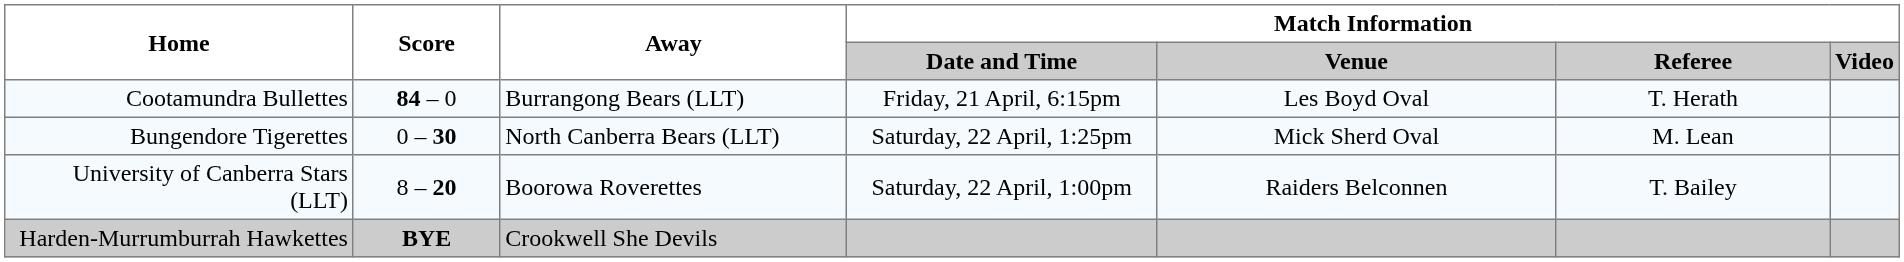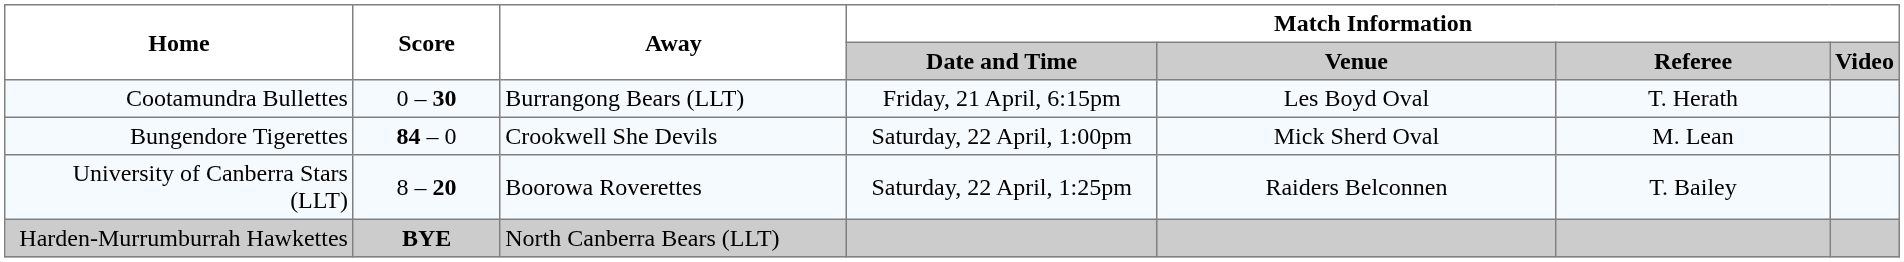(427, 98) 84 – 0 -> (427, 98) 0 – 30
(427, 135) 0 – 30 -> (427, 135) 84 – 0
(642, 135) North Canberra Bears (LLT) -> (611, 135) Crookwell She Devils
(1002, 135) Saturday, 22 April, 1:25pm -> (1002, 135) Saturday, 22 April, 1:00pm
(1002, 186) Saturday, 22 April, 1:00pm -> (1002, 186) Saturday, 22 April, 1:25pm
(611, 237) Crookwell She Devils -> (642, 237) North Canberra Bears (LLT)
